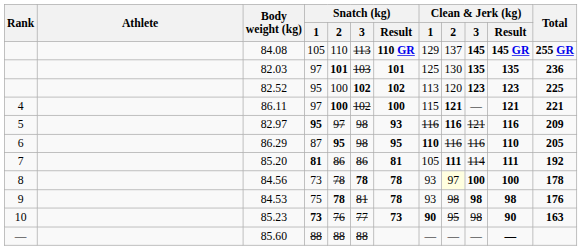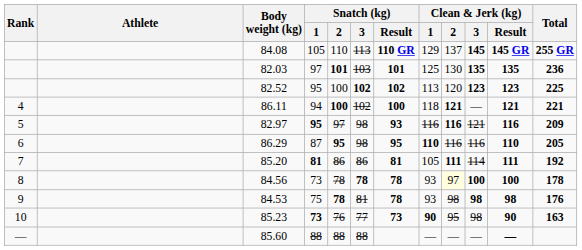(316, 106) 97 -> (316, 106) 94
(430, 106) 115 -> (430, 106) 118
